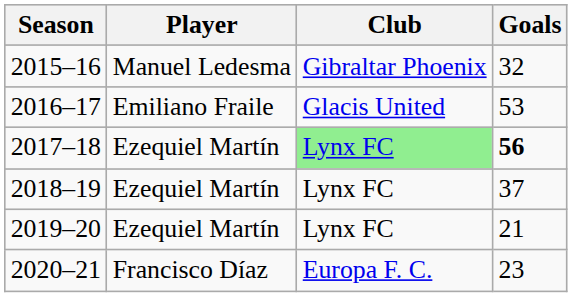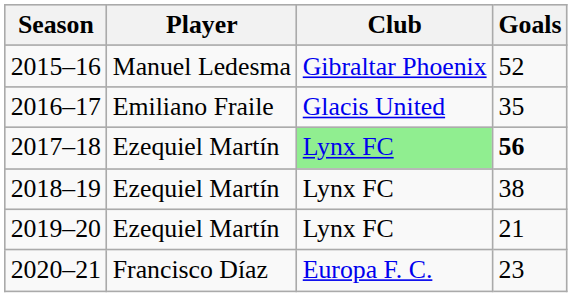(511, 65) 32 -> (511, 65) 52
(511, 106) 53 -> (511, 106) 35
(511, 188) 37 -> (511, 188) 38
